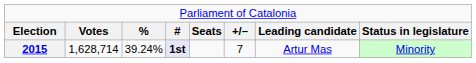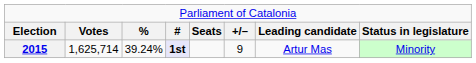(94, 49) 1,628,714 -> (94, 49) 1,625,714
(240, 49) 7 -> (240, 49) 9
